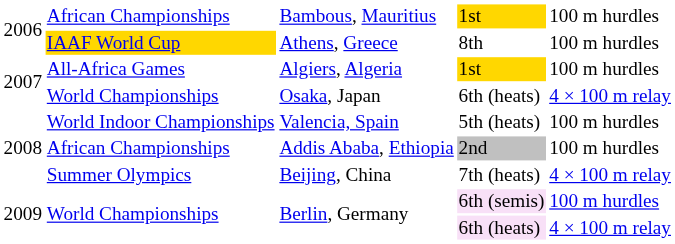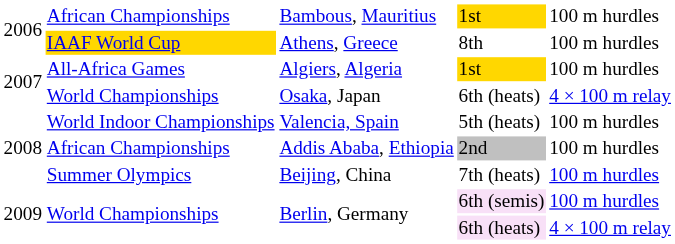(610, 174) 4 × 100 m relay -> (604, 174) 100 m hurdles
